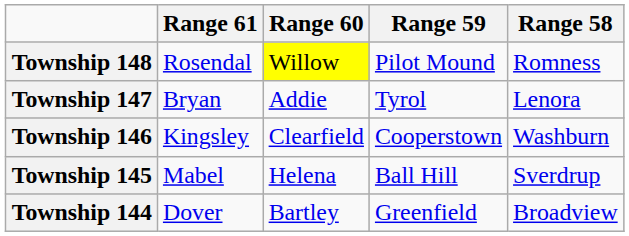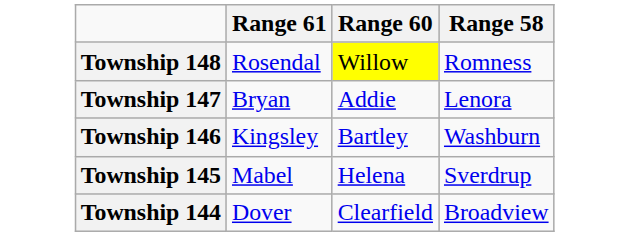- column: (438, 23)
(316, 136) Clearfield -> (373, 136) Bartley
(304, 212) Bartley -> (385, 212) Clearfield
